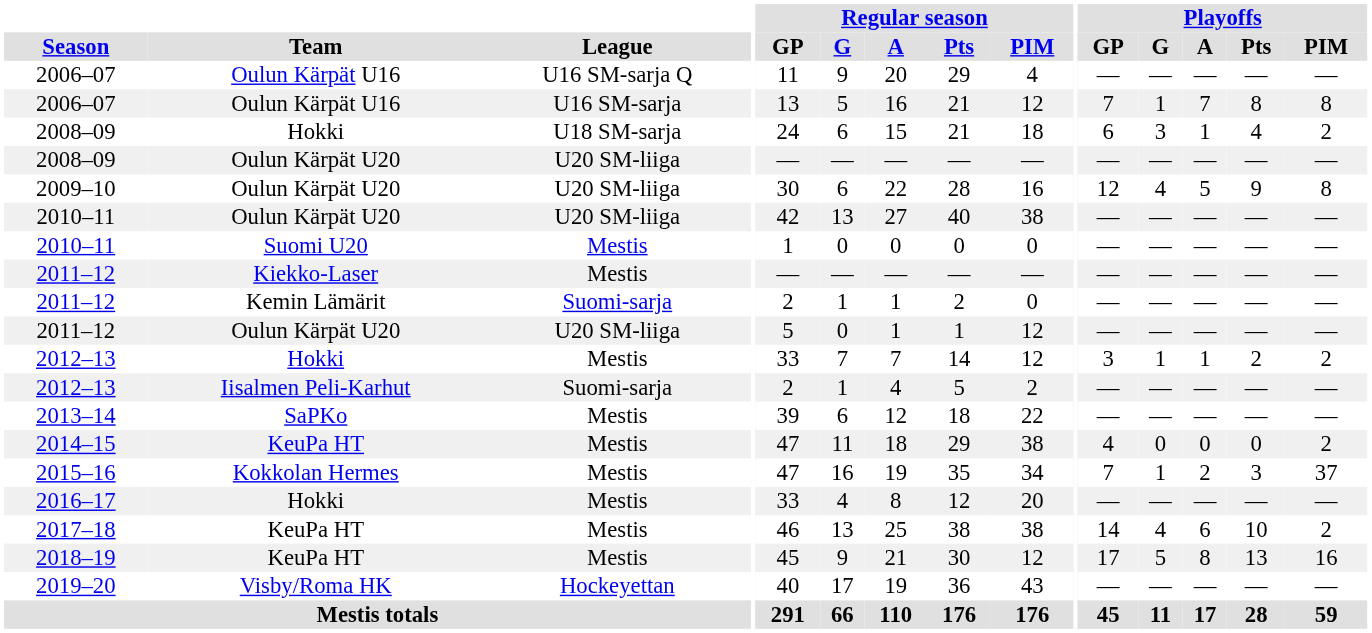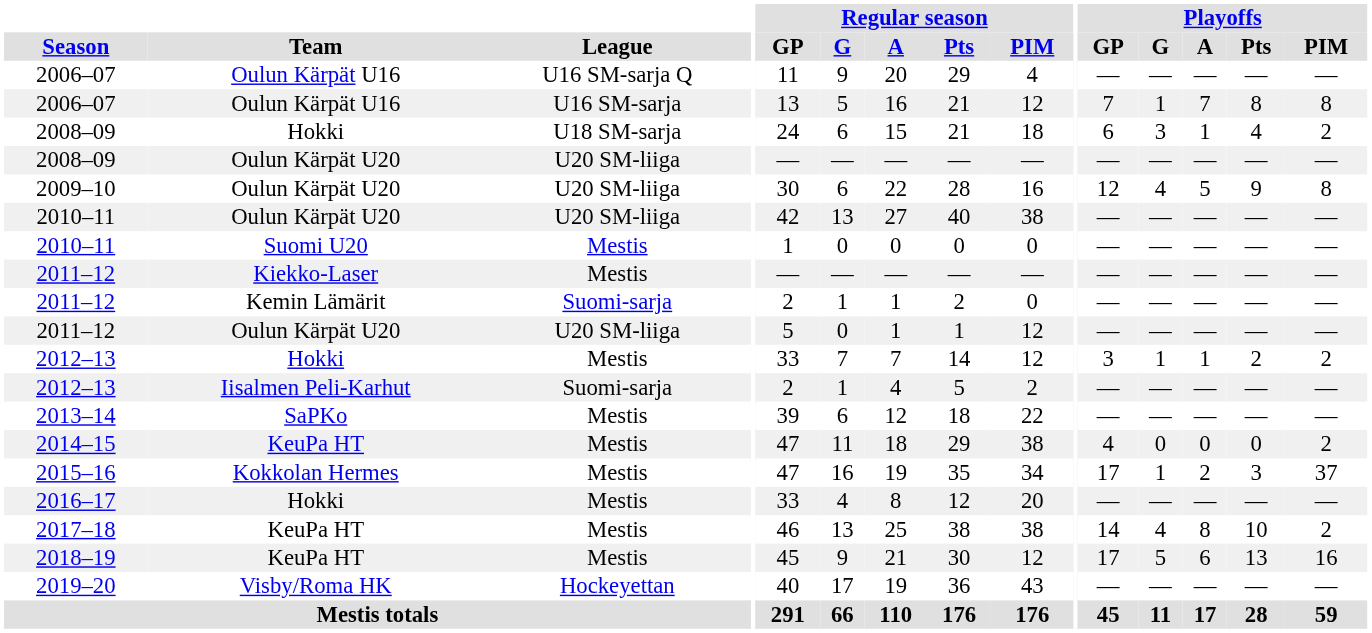(1108, 472) 7 -> (1108, 472) 17
(1205, 529) 6 -> (1205, 529) 8
(1205, 557) 8 -> (1205, 557) 6
